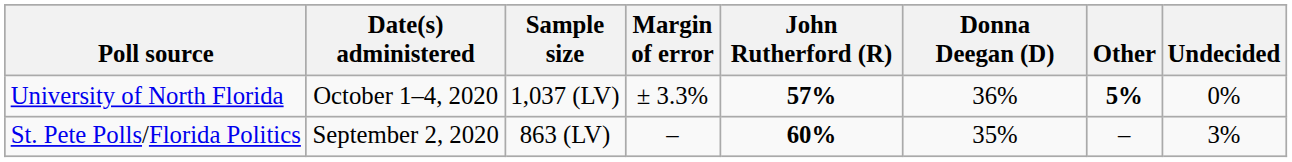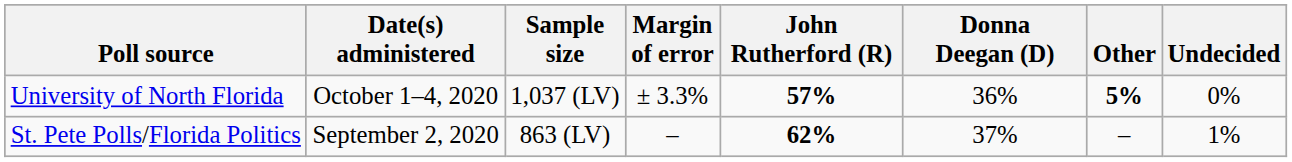(811, 136) 60% -> (811, 136) 62%
(995, 136) 35% -> (995, 136) 37%
(1224, 136) 3% -> (1224, 136) 1%
